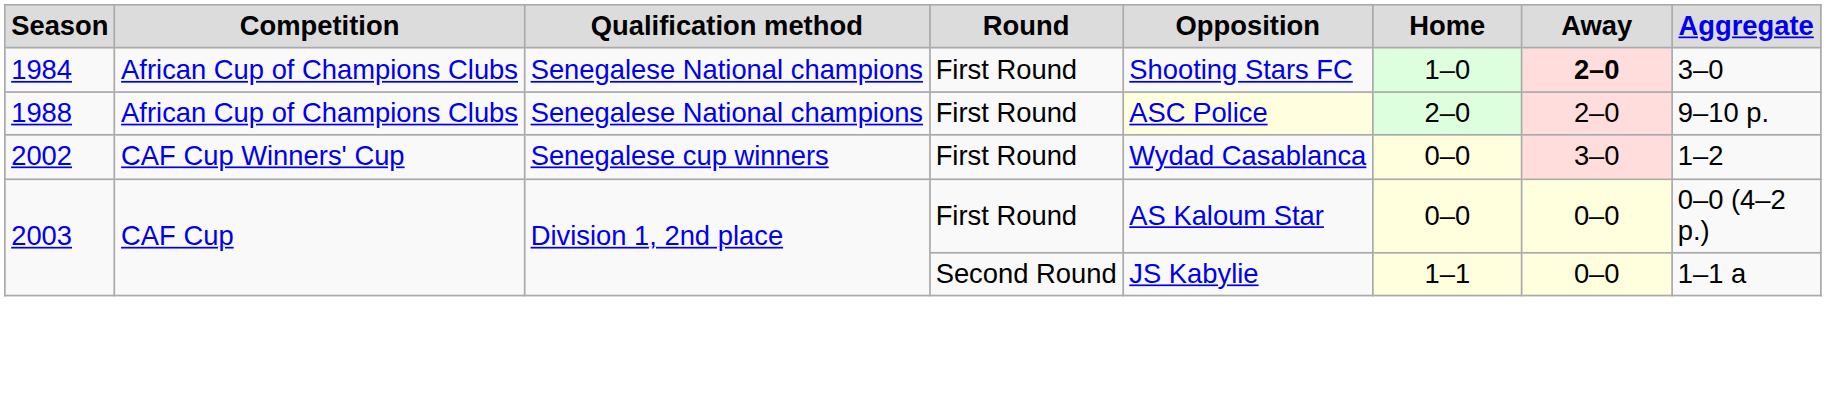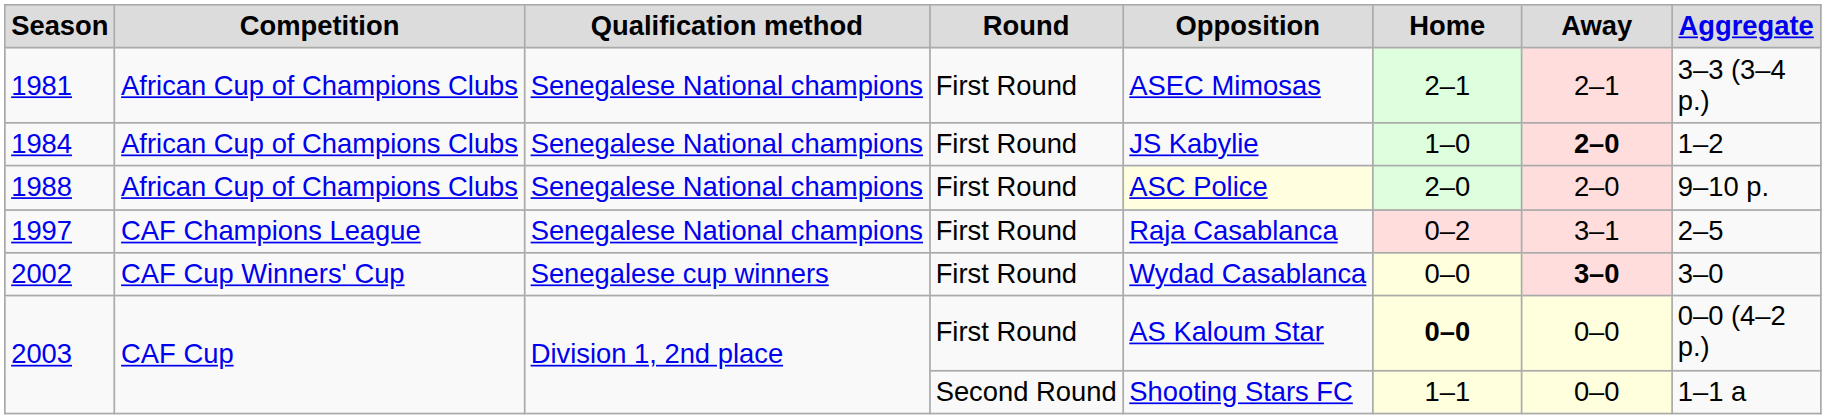+ row: (42, 84)
(1241, 69) Shooting Stars FC -> (1194, 143) JS Kabylie
(1701, 69) 3–0 -> (1701, 143) 1–2
+ row: (42, 230)
(1597, 156) normal -> (1597, 273) bold
(1701, 156) 1–2 -> (1701, 273) 3–0
(1447, 215) normal -> (1447, 332) bold
(1194, 273) JS Kabylie -> (1241, 391) Shooting Stars FC
